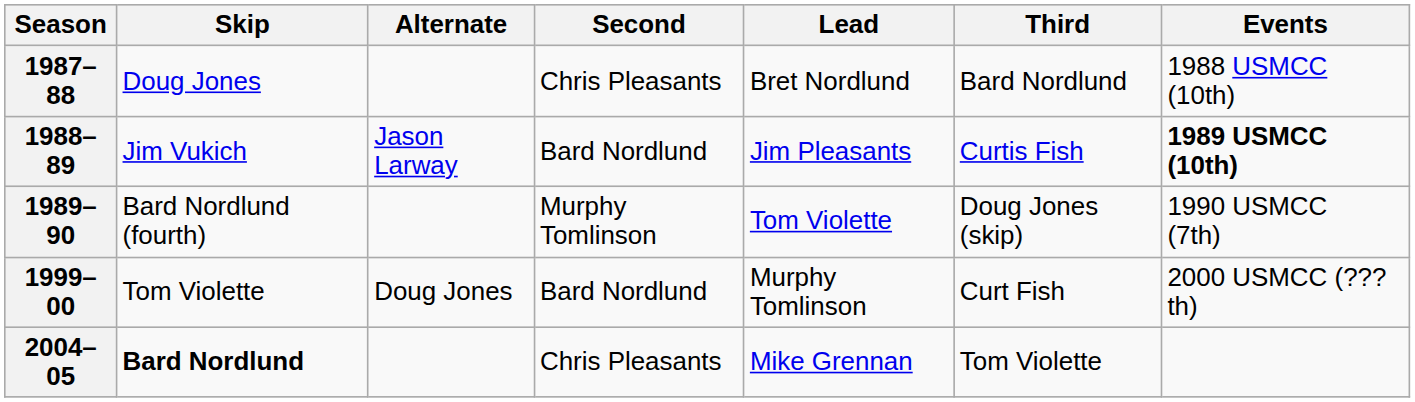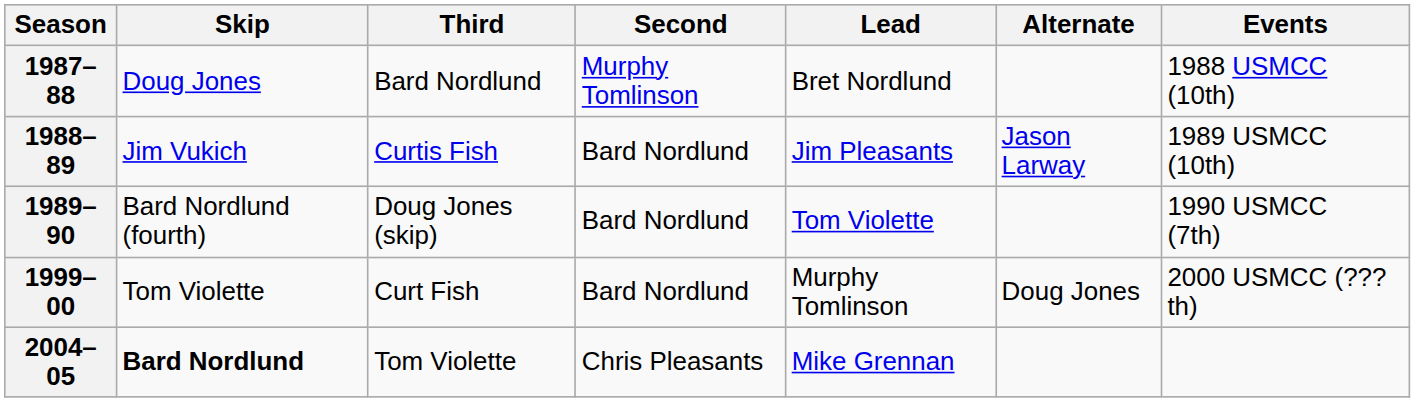columns swapped: (1058, 25) <-> (451, 25)
(631, 80) Chris Pleasants -> (640, 80) Murphy Tomlinson
(1247, 151) bold -> (1247, 151) normal
(598, 221) Murphy Tomlinson -> (665, 221) Bard Nordlund
